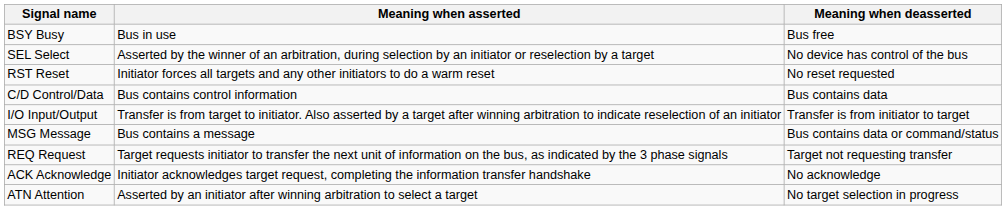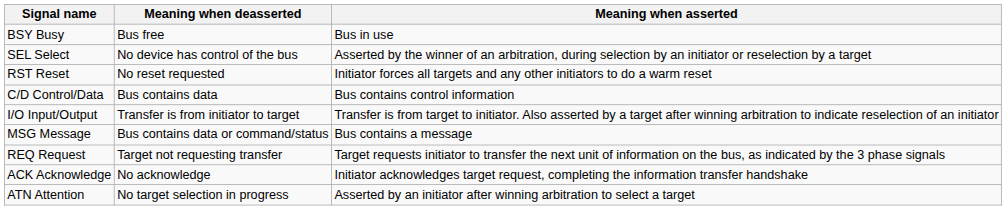columns swapped: (449, 14) <-> (893, 14)
